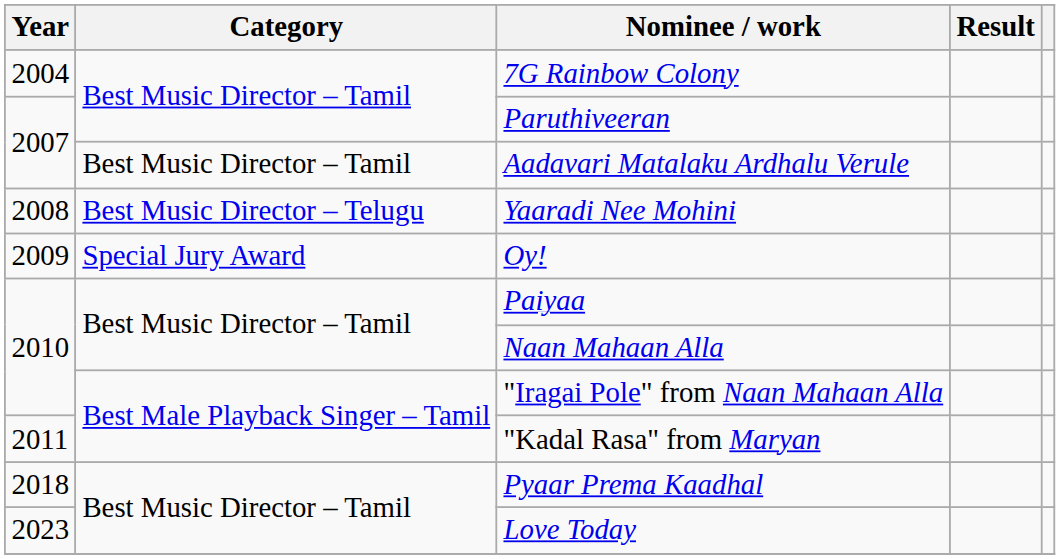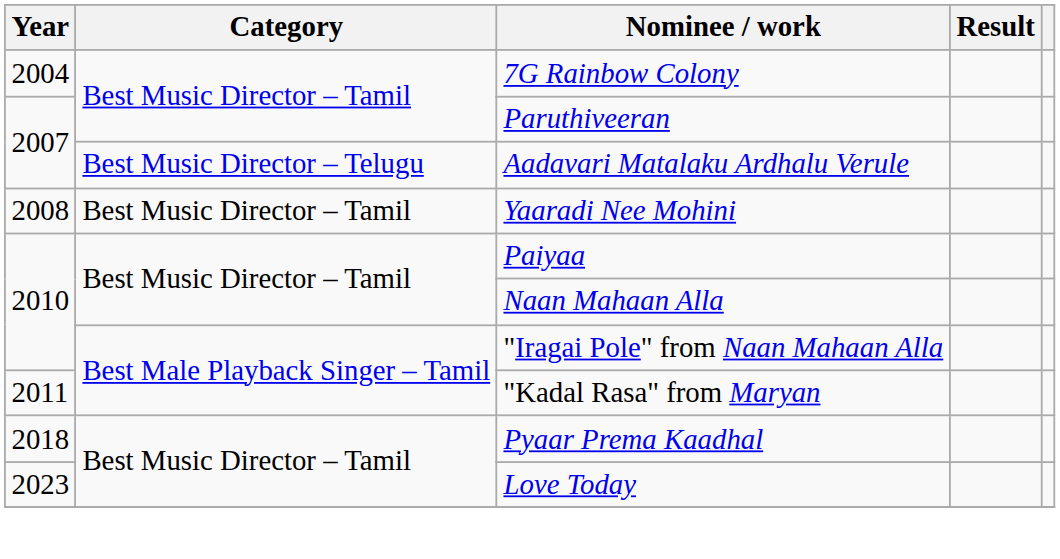(247, 164) Best Music Director – Tamil -> (253, 164) Best Music Director – Telugu
(253, 210) Best Music Director – Telugu -> (247, 210) Best Music Director – Tamil
- row: (525, 255)
